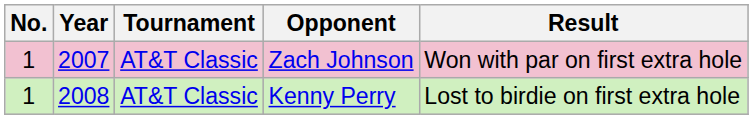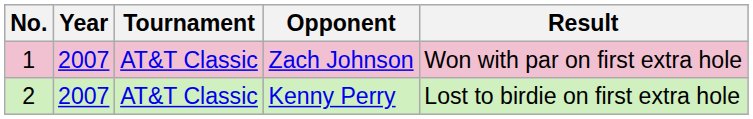(29, 96) 1 -> (29, 96) 2
(84, 96) 2008 -> (84, 96) 2007
